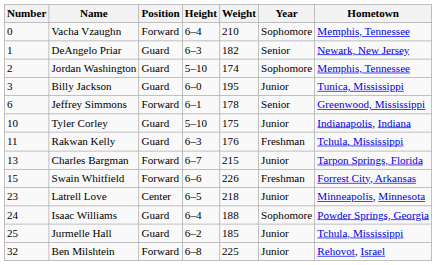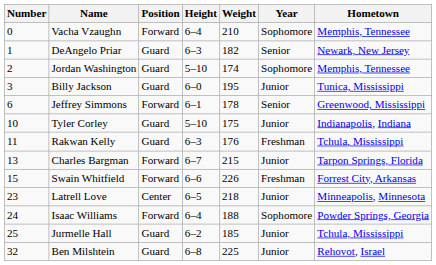(155, 215) Guard -> (160, 215) Forward
(160, 251) Forward -> (155, 251) Guard
